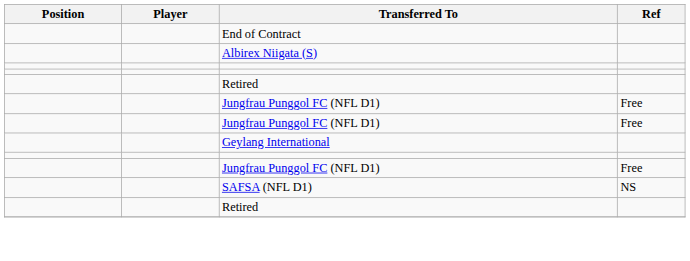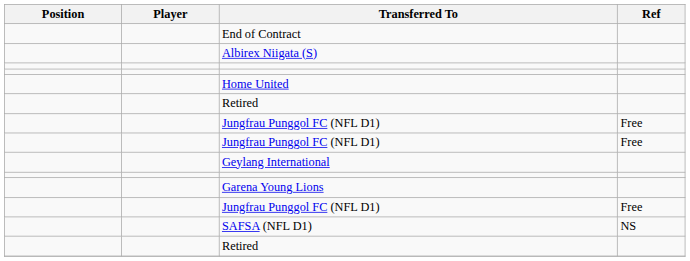+ row: (255, 84)
+ row: (273, 187)
